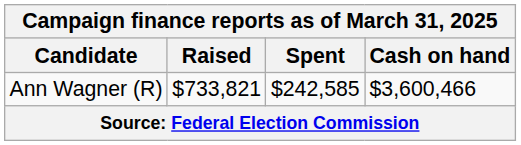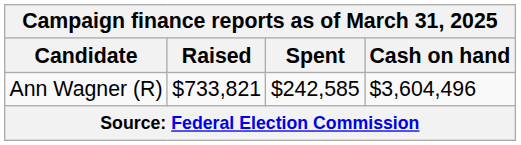(423, 88) $3,600,466 -> (423, 88) $3,604,496
